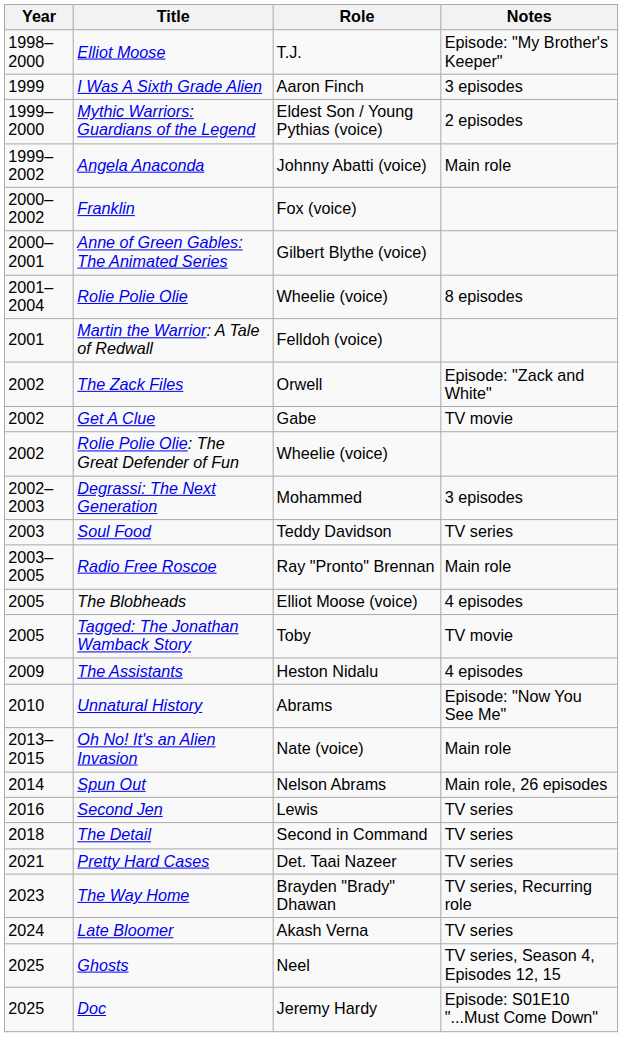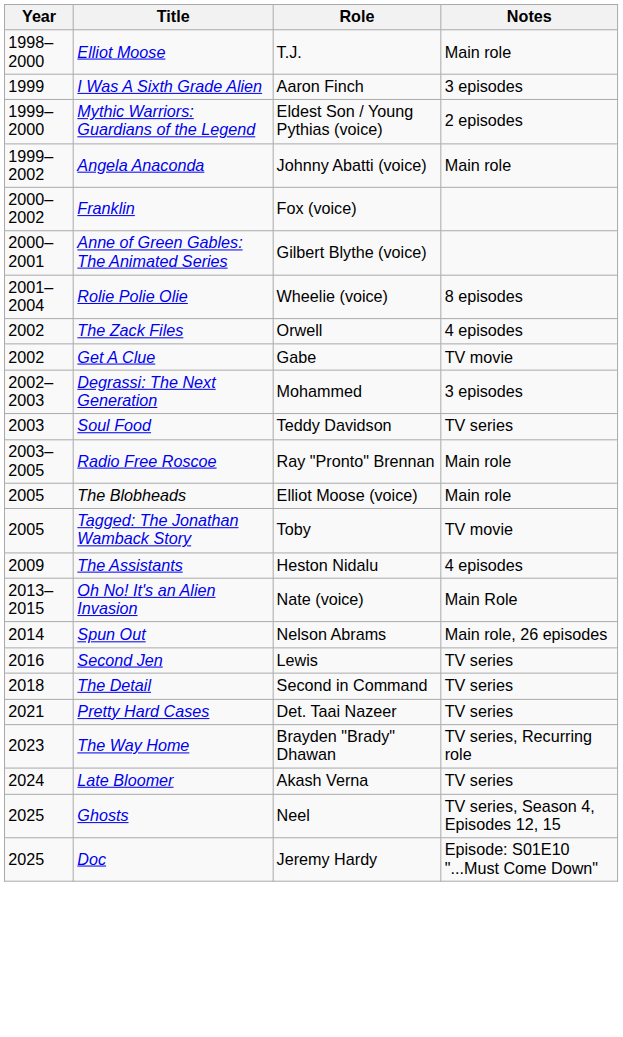(526, 52) Episode: "My Brother's Keeper" -> (478, 52) Main role
- row: (168, 340)
(515, 384) Episode: "Zack and White" -> (484, 331) 4 episodes
- row: (158, 453)
(484, 601) 4 episodes -> (478, 495) Main role
- row: (140, 705)
(478, 749) Main role -> (481, 600) Main Role
